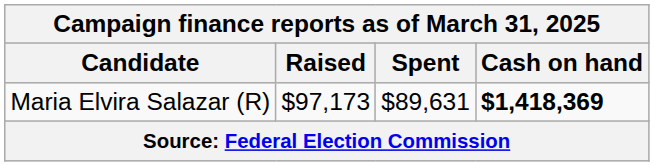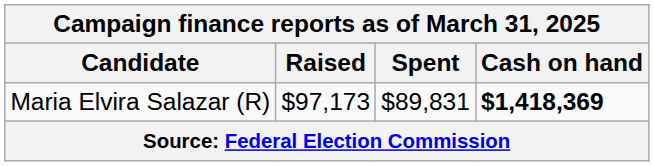(426, 101) $89,631 -> (426, 101) $89,831
